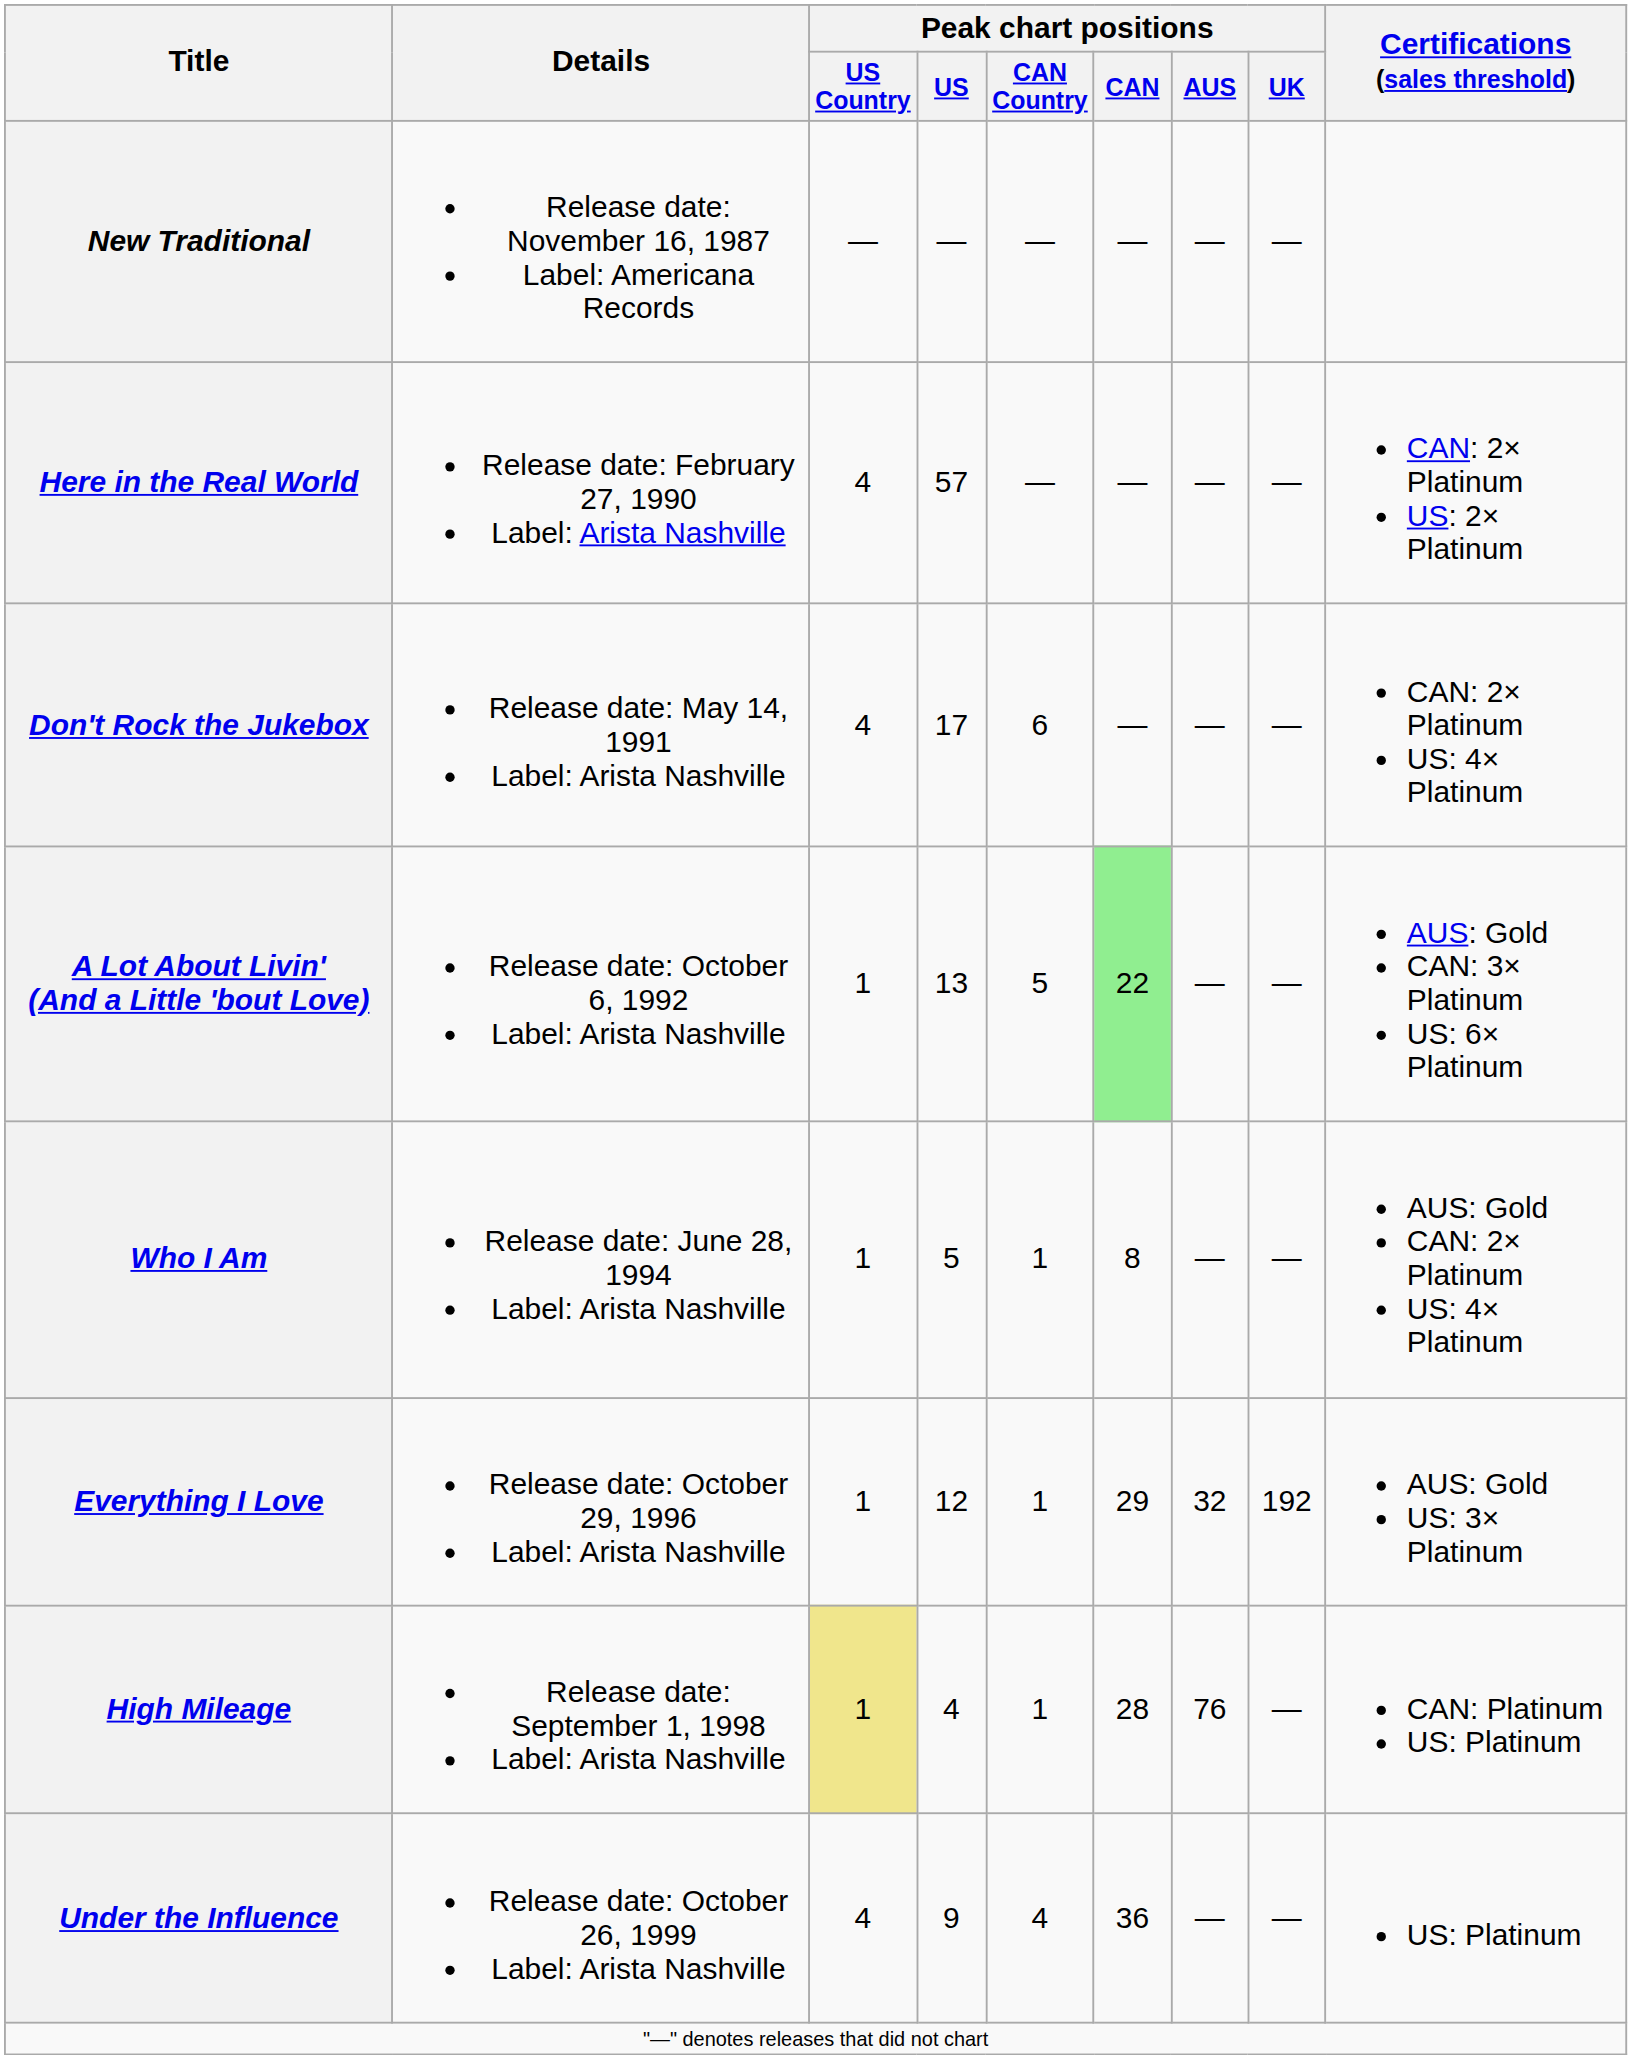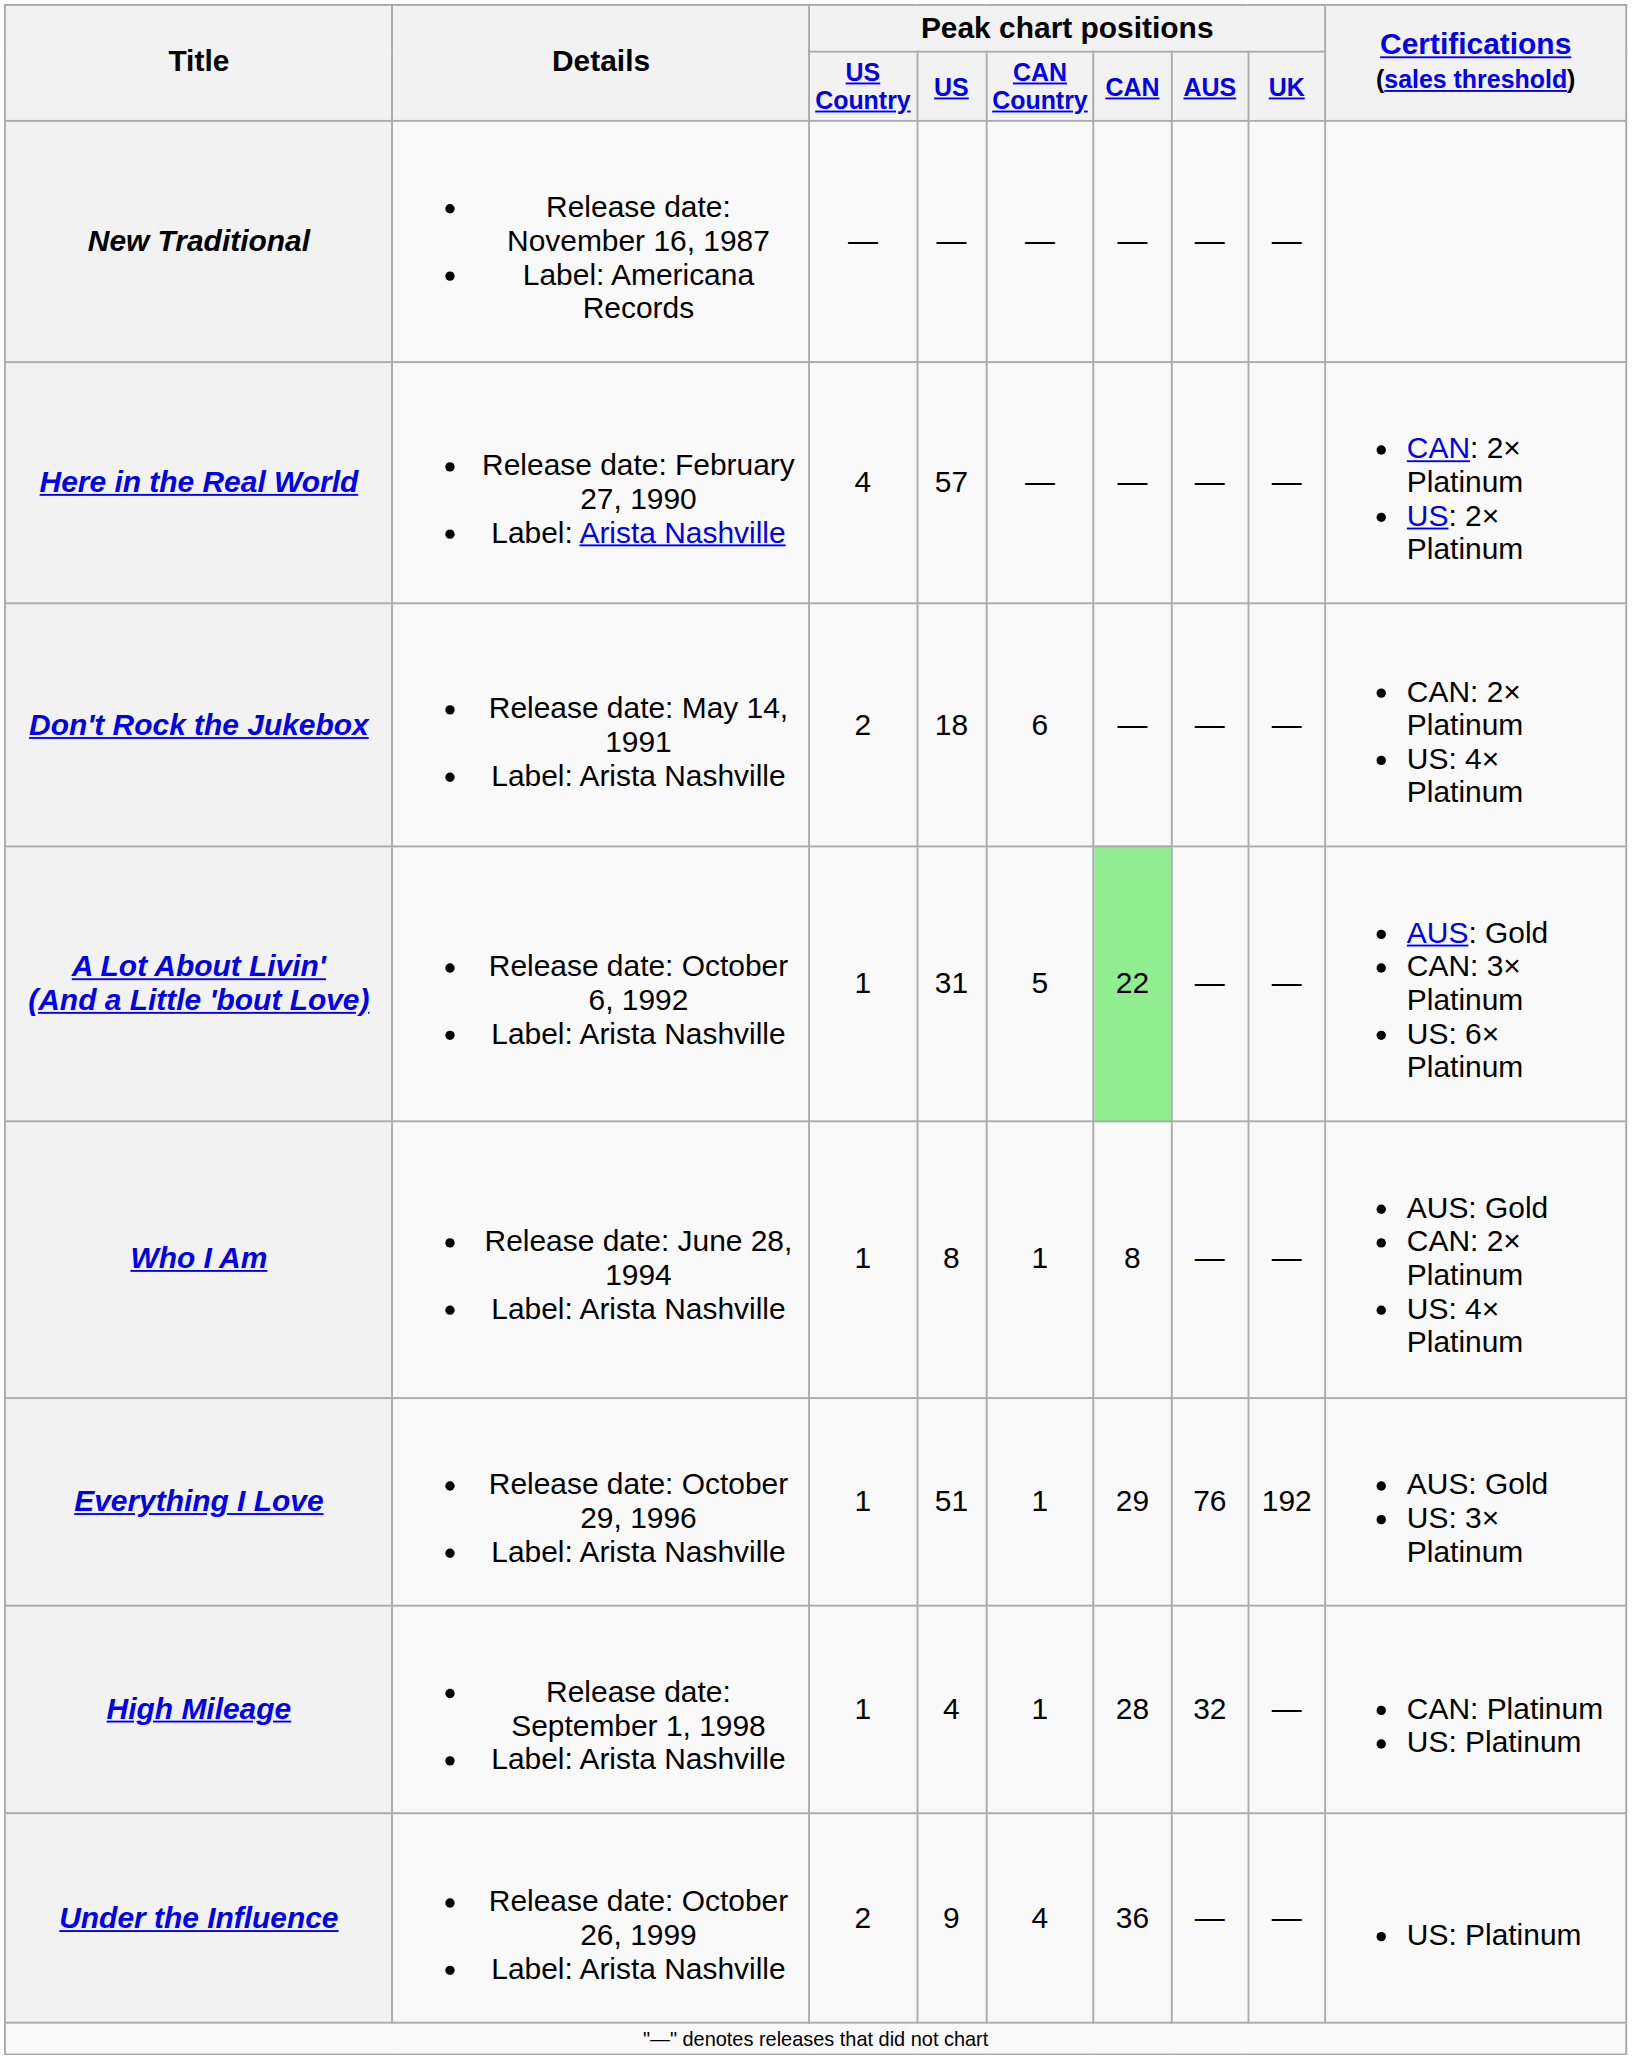(863, 724) 4 -> (863, 724) 2
(951, 724) 17 -> (951, 724) 18
(951, 983) 13 -> (951, 983) 31
(951, 1259) 5 -> (951, 1259) 8
(951, 1500) 12 -> (951, 1500) 51
(1210, 1500) 32 -> (1210, 1500) 76
(863, 1709) khaki background -> (863, 1709) no background
(1210, 1709) 76 -> (1210, 1709) 32
(863, 1917) 4 -> (863, 1917) 2
